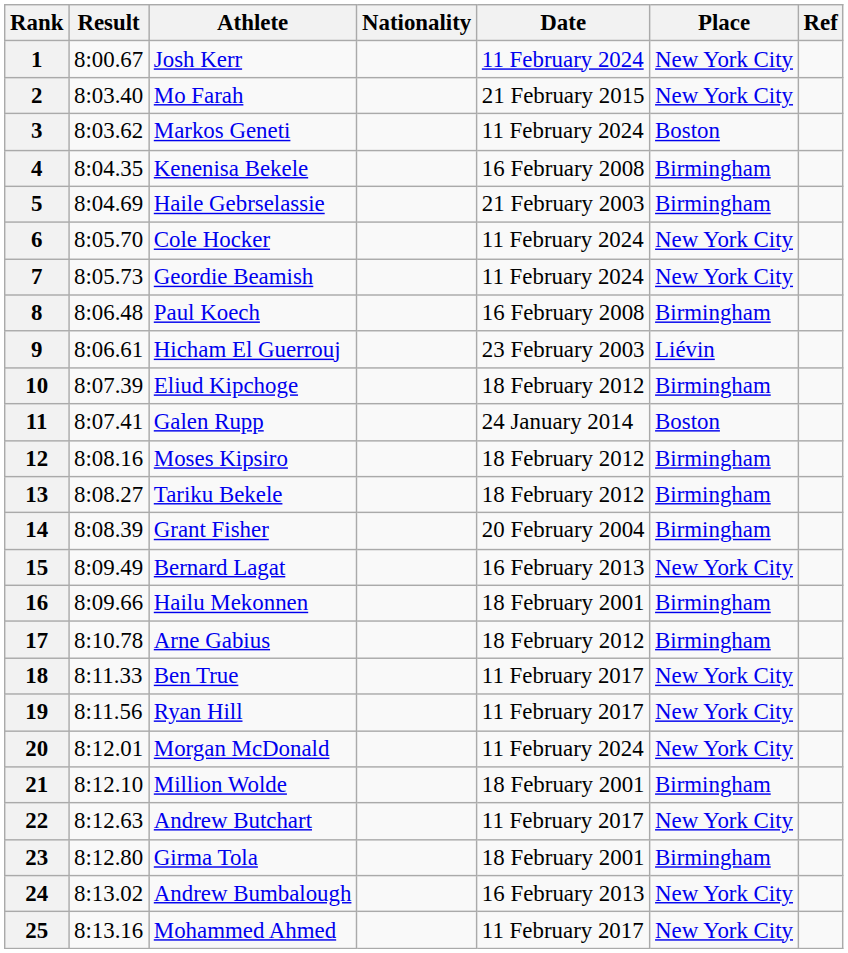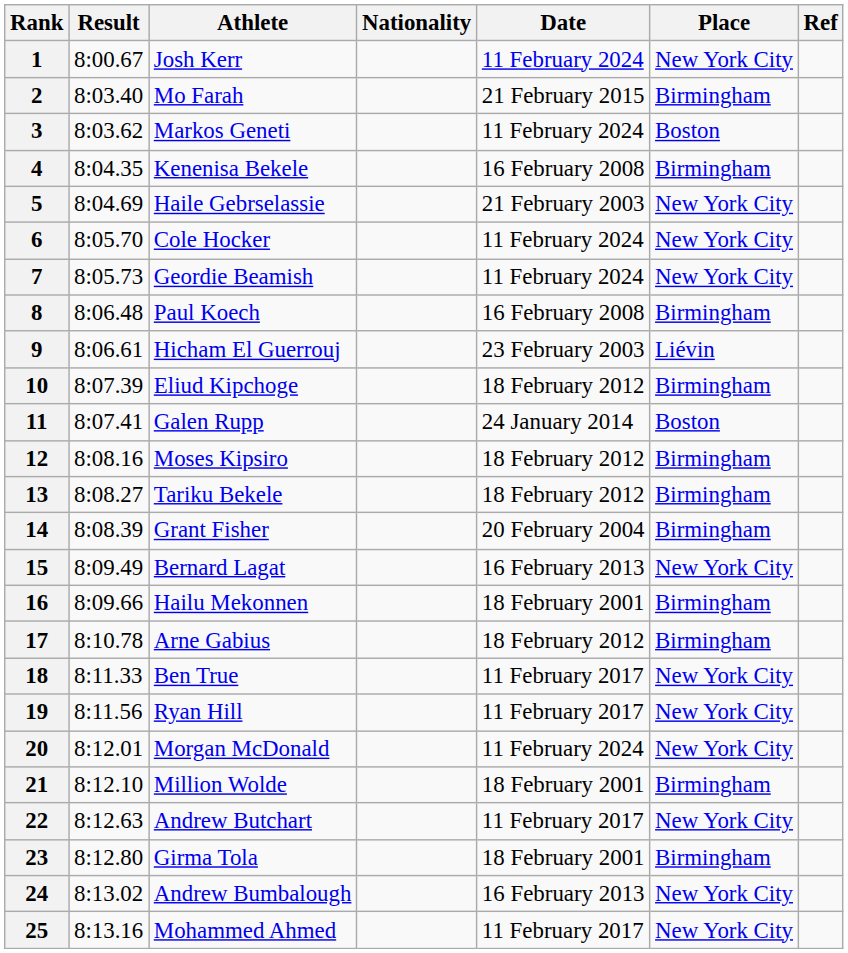(724, 95) New York City -> (713, 95) Birmingham
(713, 204) Birmingham -> (724, 204) New York City
